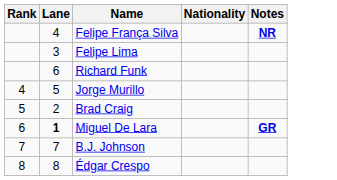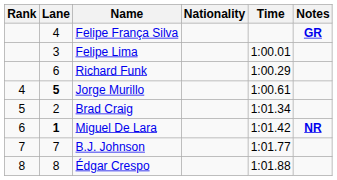+ column: (271, 14)
(267, 33) NR -> (313, 33) GR
(56, 90) normal -> (56, 90) bold
(267, 128) GR -> (313, 128) NR
